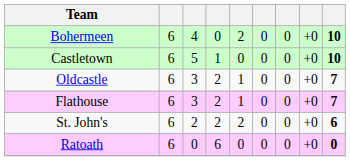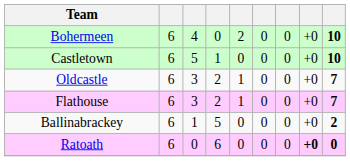- row: (82, 123)
+ row: (82, 123)
(311, 144) normal -> (311, 144) bold
